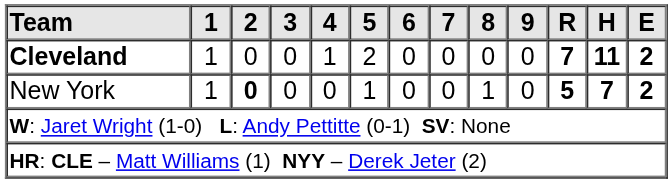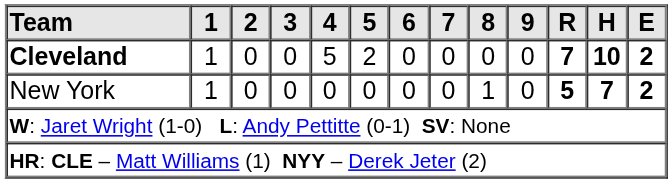(330, 56) 1 -> (330, 56) 5
(607, 56) 11 -> (607, 56) 10
(251, 91) bold -> (251, 91) normal
(369, 91) 1 -> (369, 91) 0
